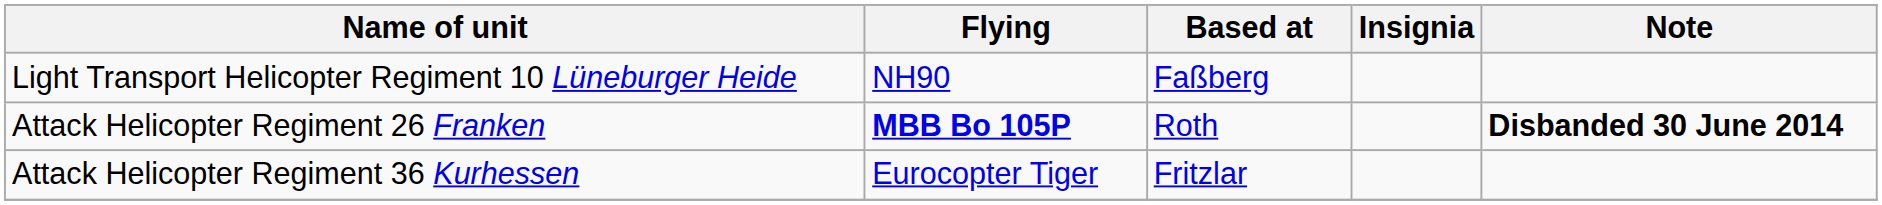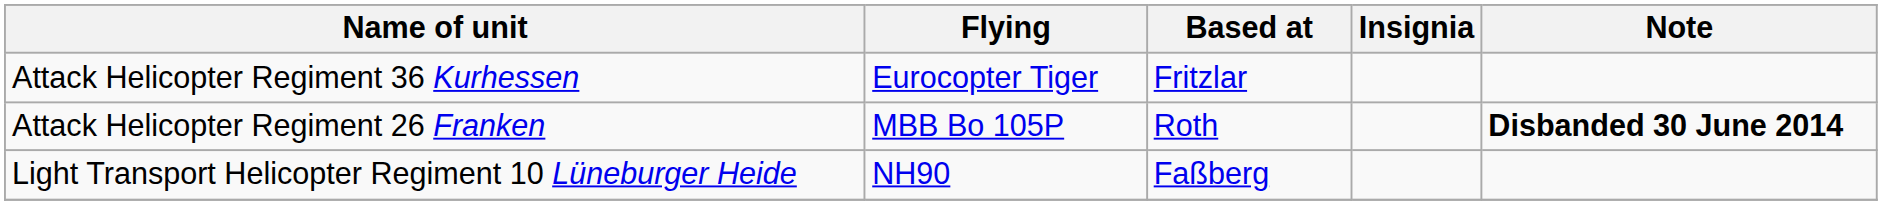rows swapped: (404, 77) <-> (296, 174)
(972, 125) bold -> (968, 125) normal
